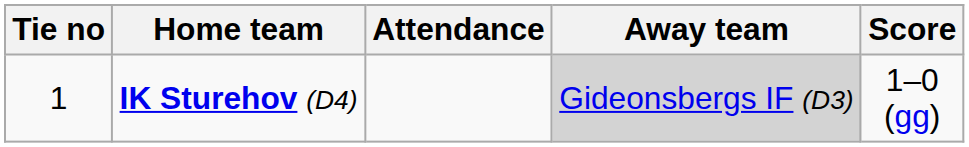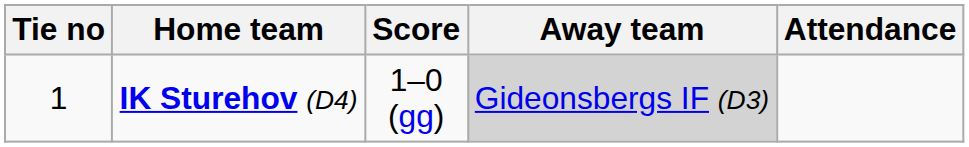columns swapped: (912, 29) <-> (458, 29)
